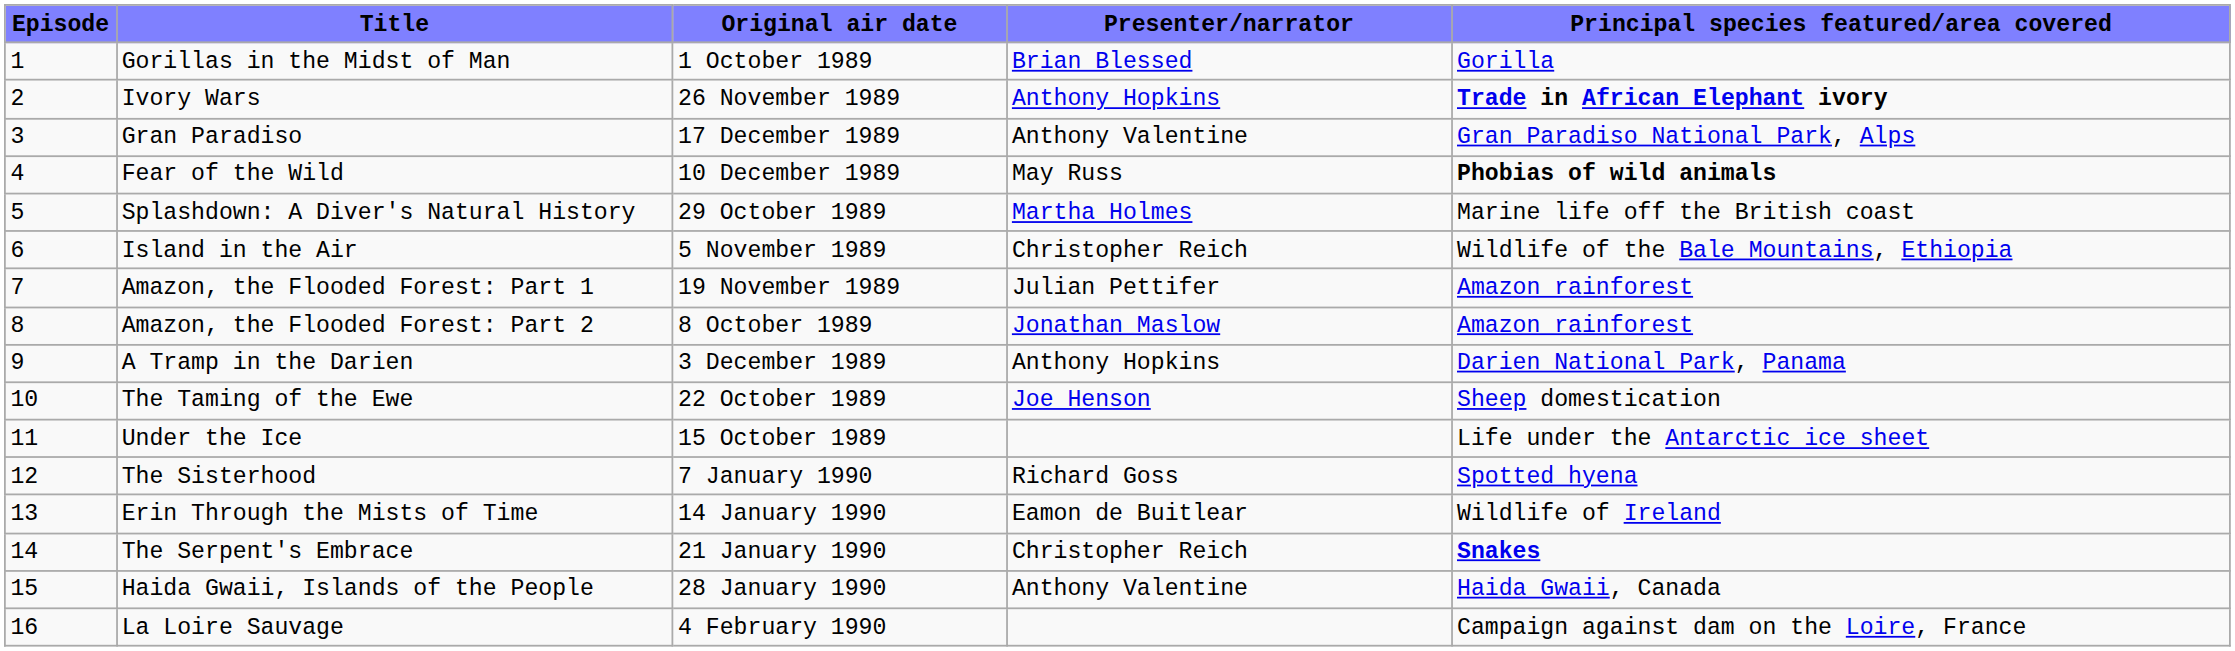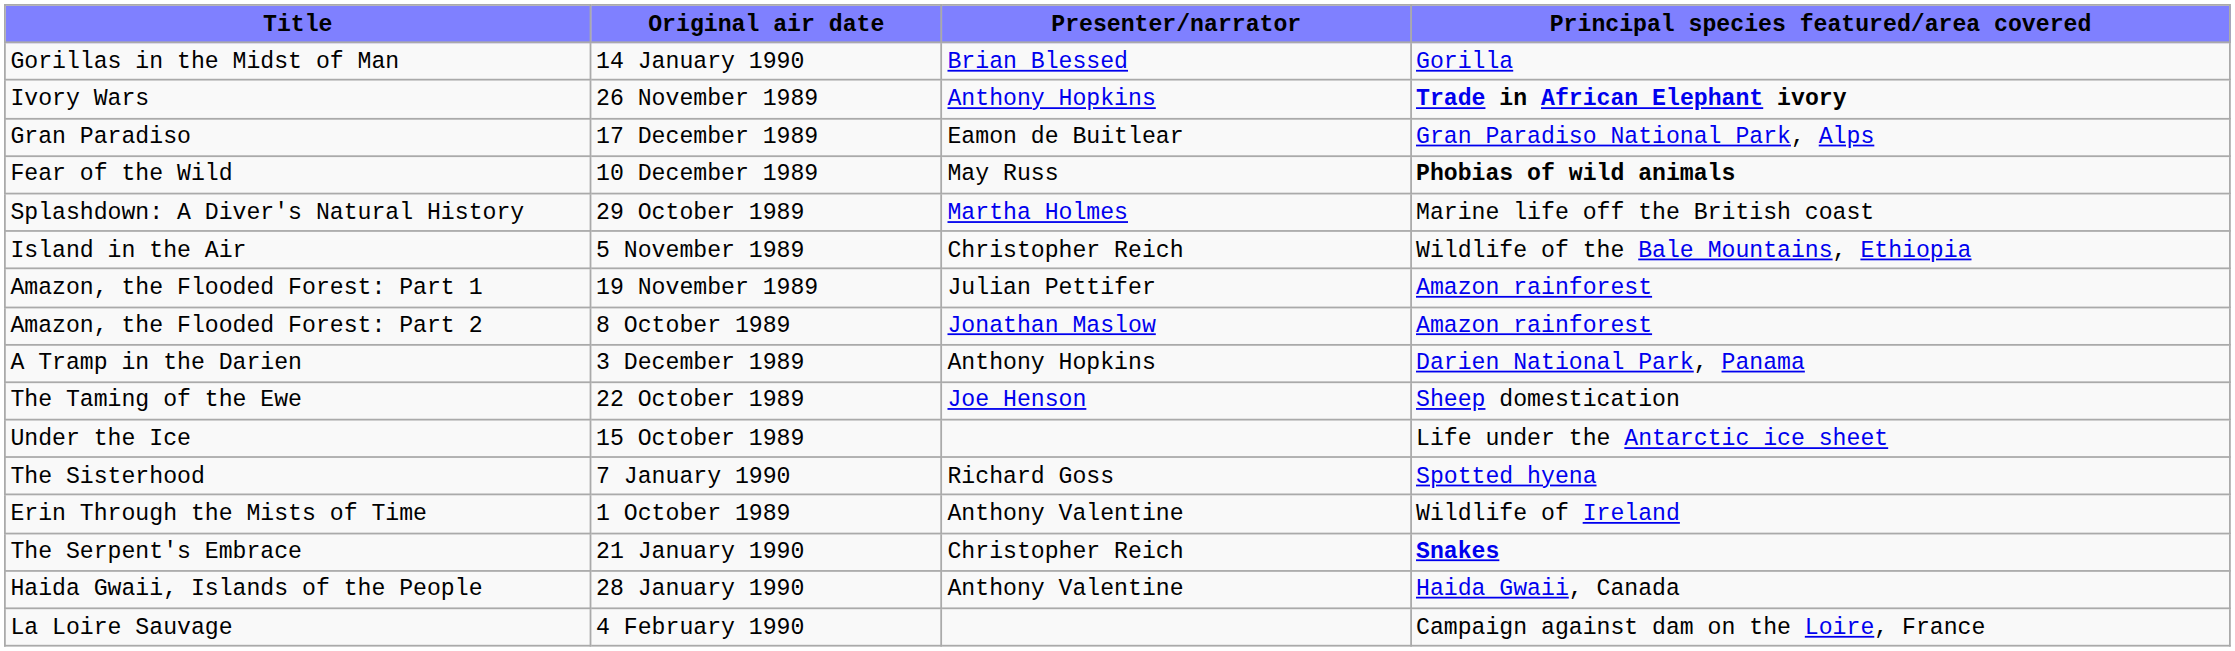- column: (61, 24)
(775, 61) 1 October 1989 -> (700, 61) 14 January 1990
(1130, 137) Anthony Valentine -> (1066, 137) Eamon de Buitlear
(782, 514) 14 January 1990 -> (693, 514) 1 October 1989
(1130, 514) Eamon de Buitlear -> (1066, 514) Anthony Valentine
